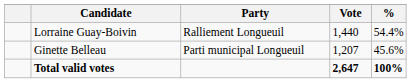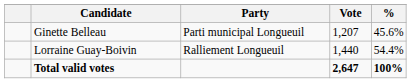rows swapped: (85, 31) <-> (70, 50)
